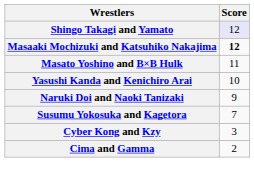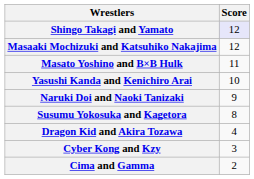(234, 47) bold -> (234, 47) normal
(234, 115) 7 -> (234, 115) 8
+ row: (112, 132)
